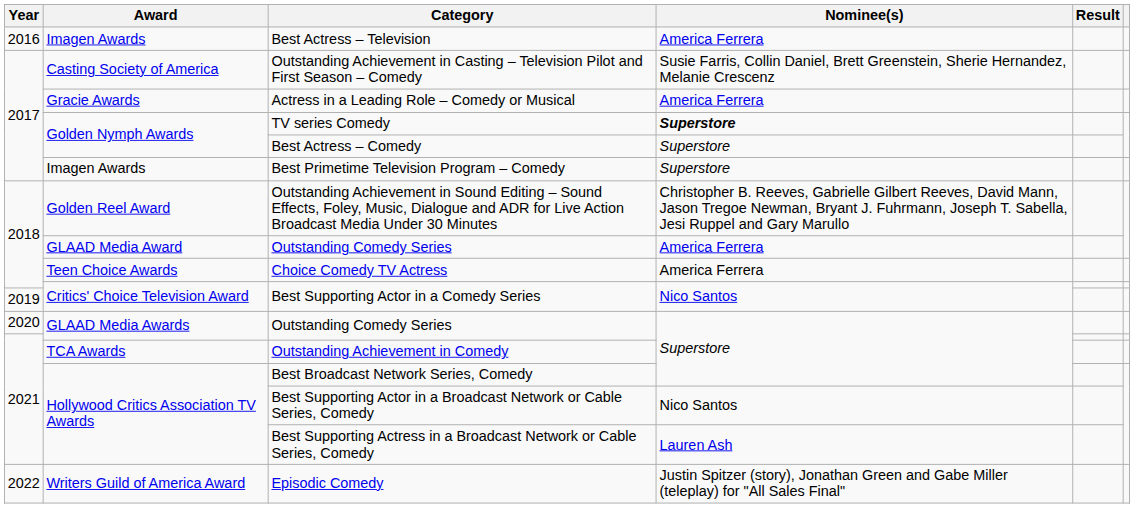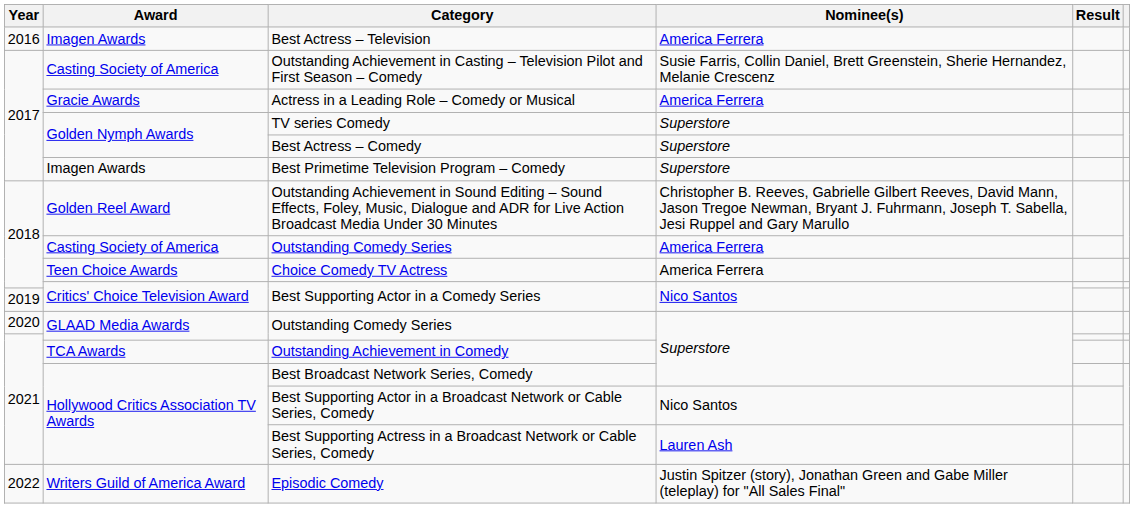(698, 123) bold -> (695, 123) normal
(114, 247) GLAAD Media Award -> (132, 247) Casting Society of America
